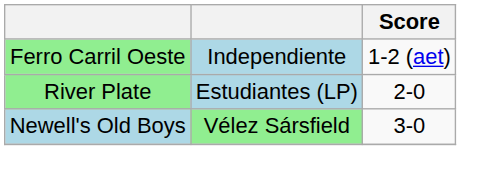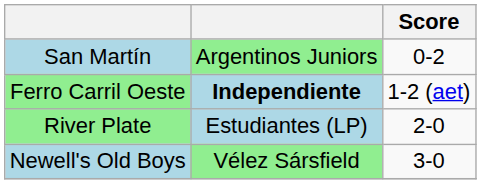+ row: (98, 56)
(277, 56) normal -> (287, 91) bold
